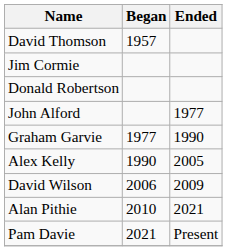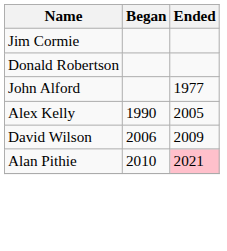- row: (57, 40)
- row: (55, 137)
(189, 209) no background -> (189, 161) pink background
- row: (42, 233)
